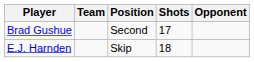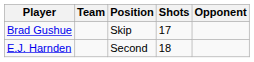(129, 30) Second -> (121, 30) Skip
(121, 48) Skip -> (129, 48) Second
